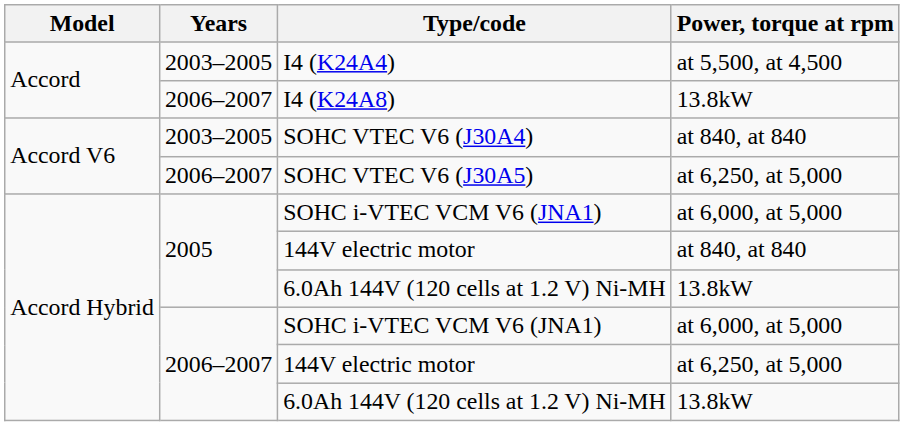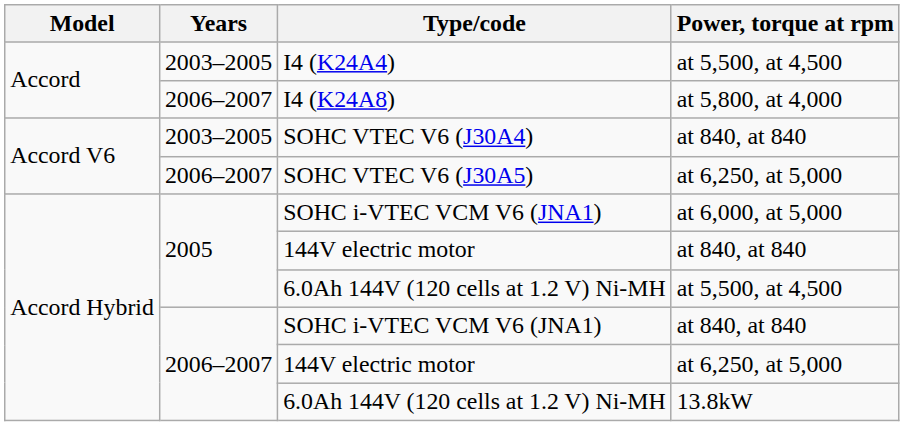(715, 99) 13.8kW -> (759, 99) at 5,800, at 4,000
(715, 288) 13.8kW -> (759, 288) at 5,500, at 4,500
(759, 325) at 6,000, at 5,000 -> (742, 325) at 840, at 840
